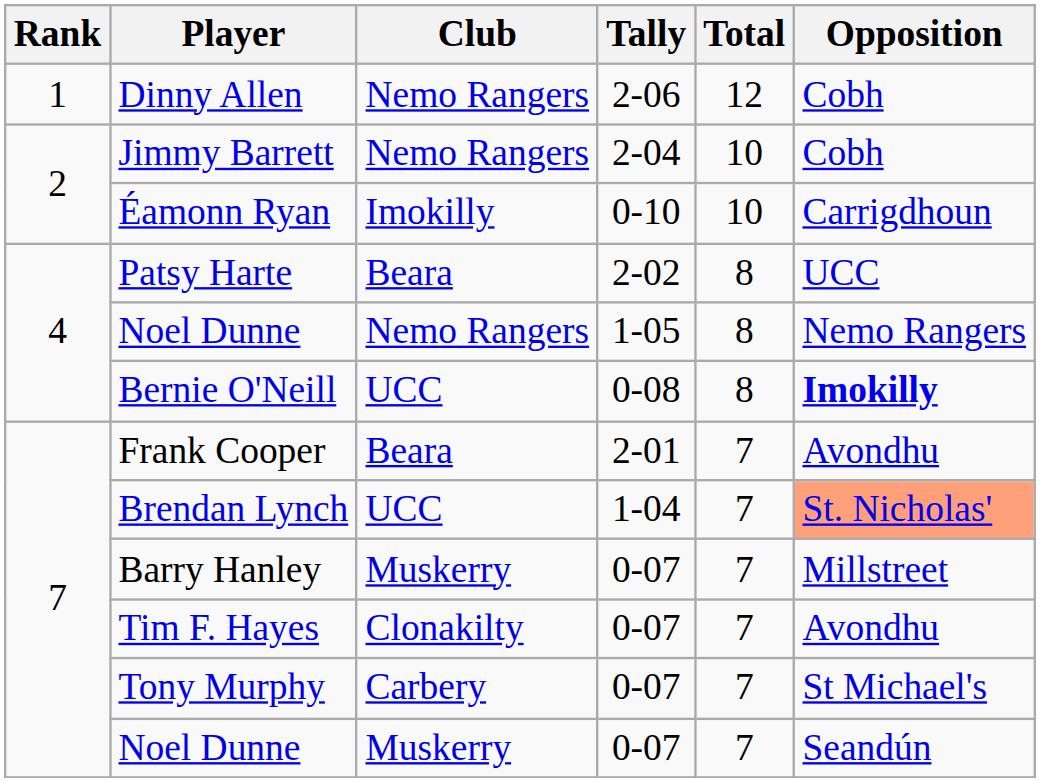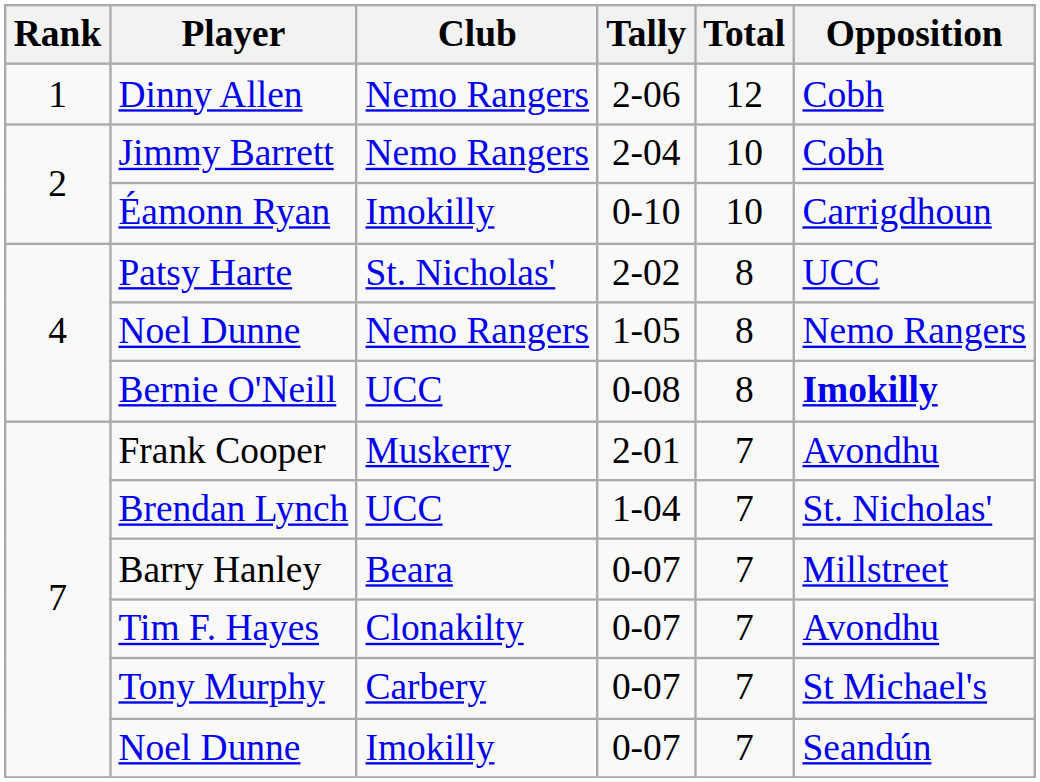(409, 271) Beara -> (460, 271) St. Nicholas'
(409, 449) Beara -> (438, 449) Muskerry
(897, 509) lightsalmon background -> (897, 509) no background
(438, 568) Muskerry -> (409, 568) Beara
(438, 746) Muskerry -> (430, 746) Imokilly
